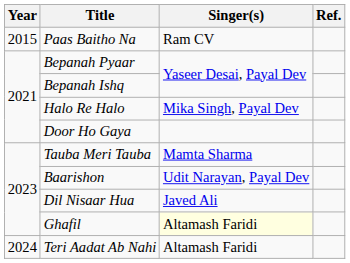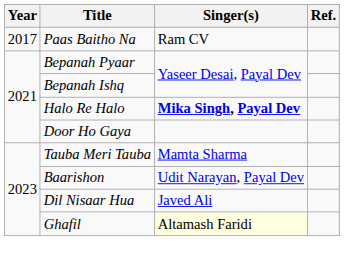(22, 39) 2015 -> (22, 39) 2017
(231, 108) normal -> (229, 108) bold
- row: (100, 246)
